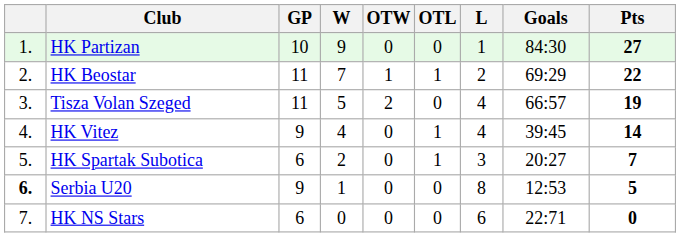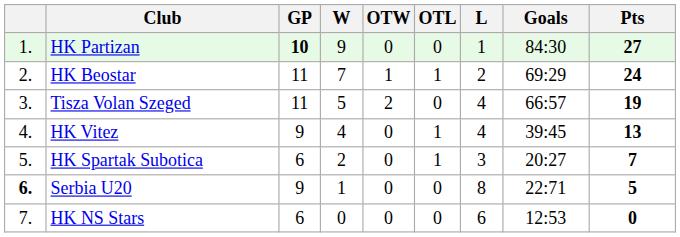(300, 47) normal -> (300, 47) bold
(632, 75) 22 -> (632, 75) 24
(632, 132) 14 -> (632, 132) 13
(546, 189) 12:53 -> (546, 189) 22:71
(546, 217) 22:71 -> (546, 217) 12:53
